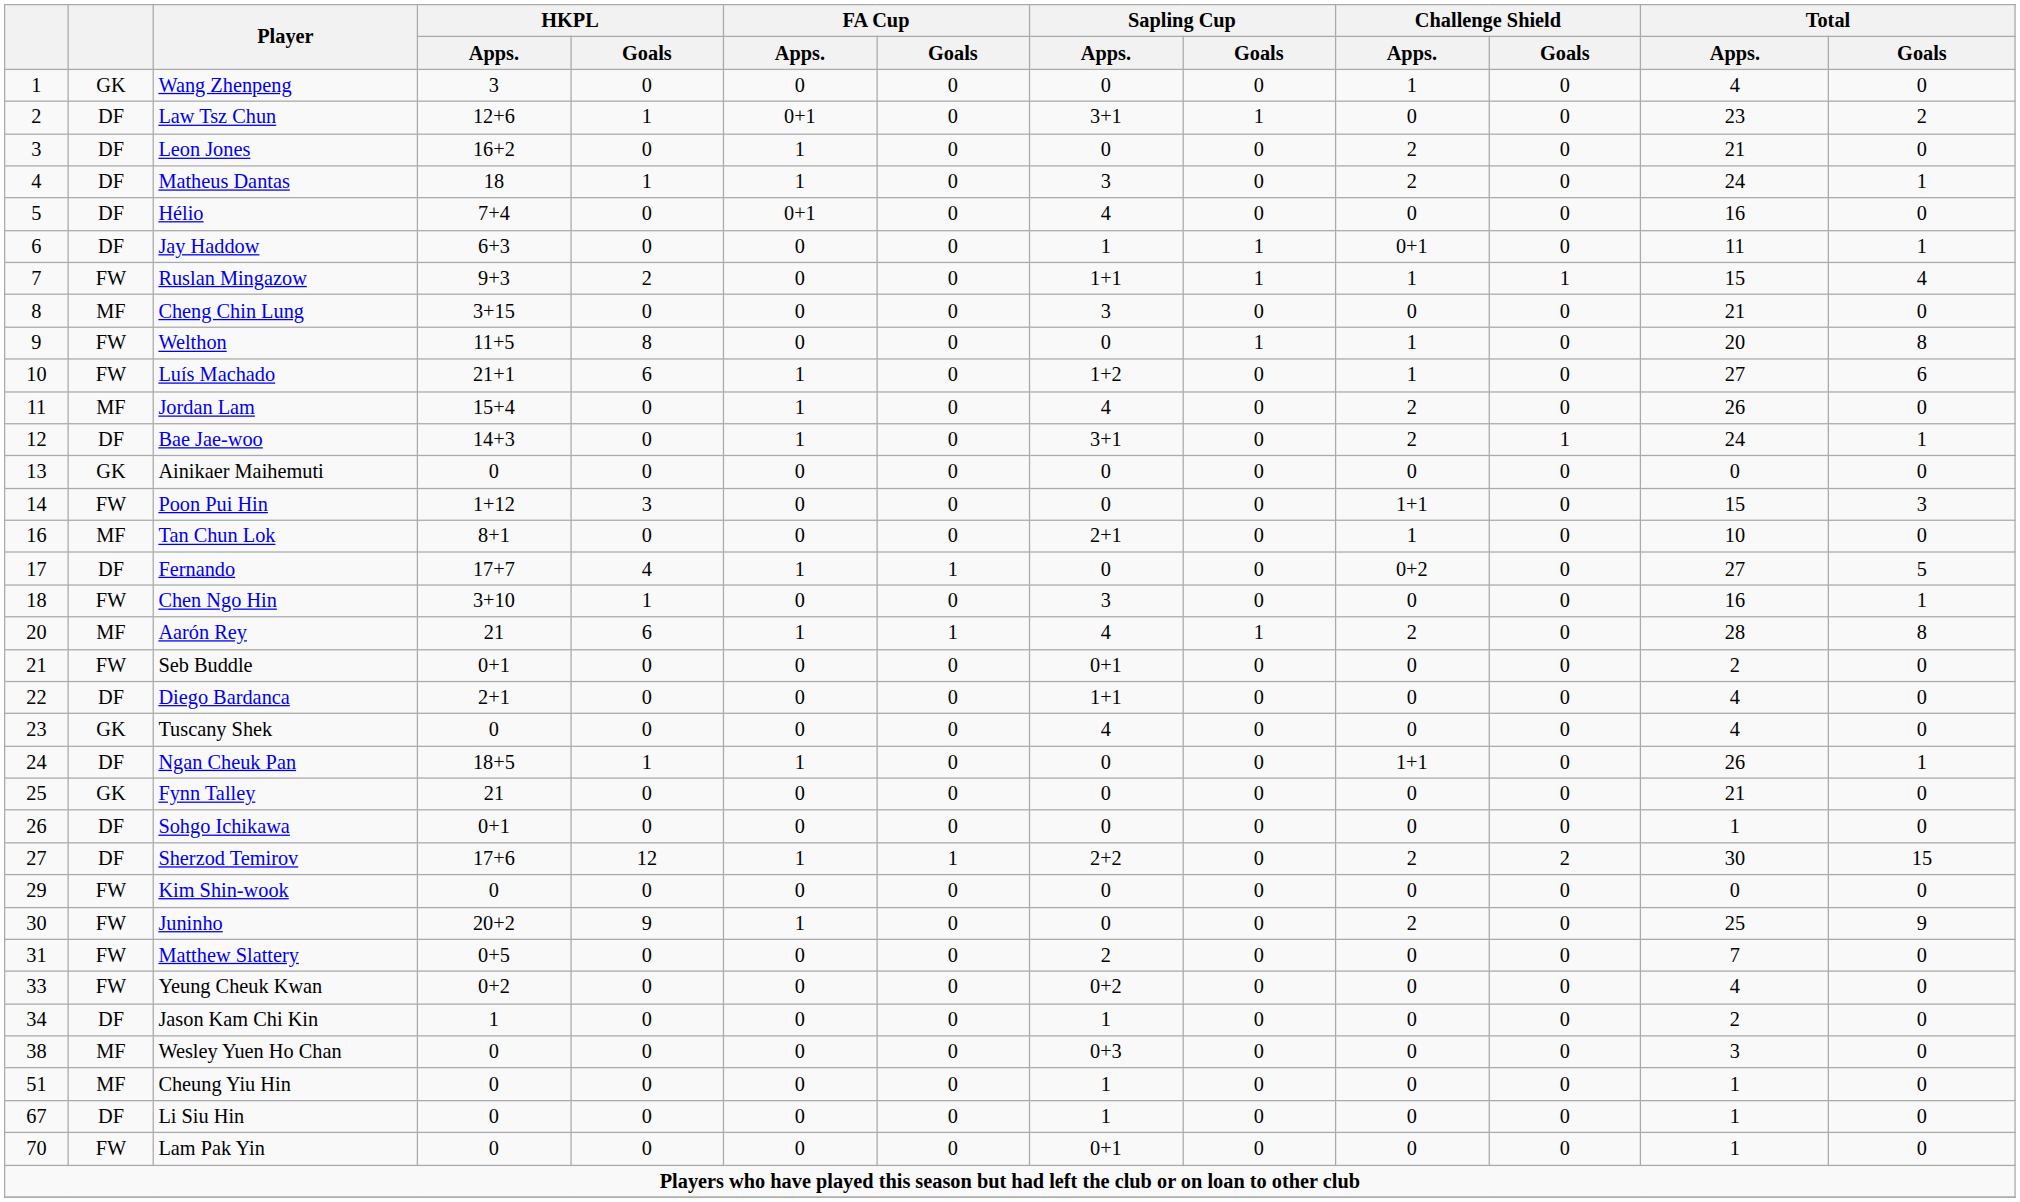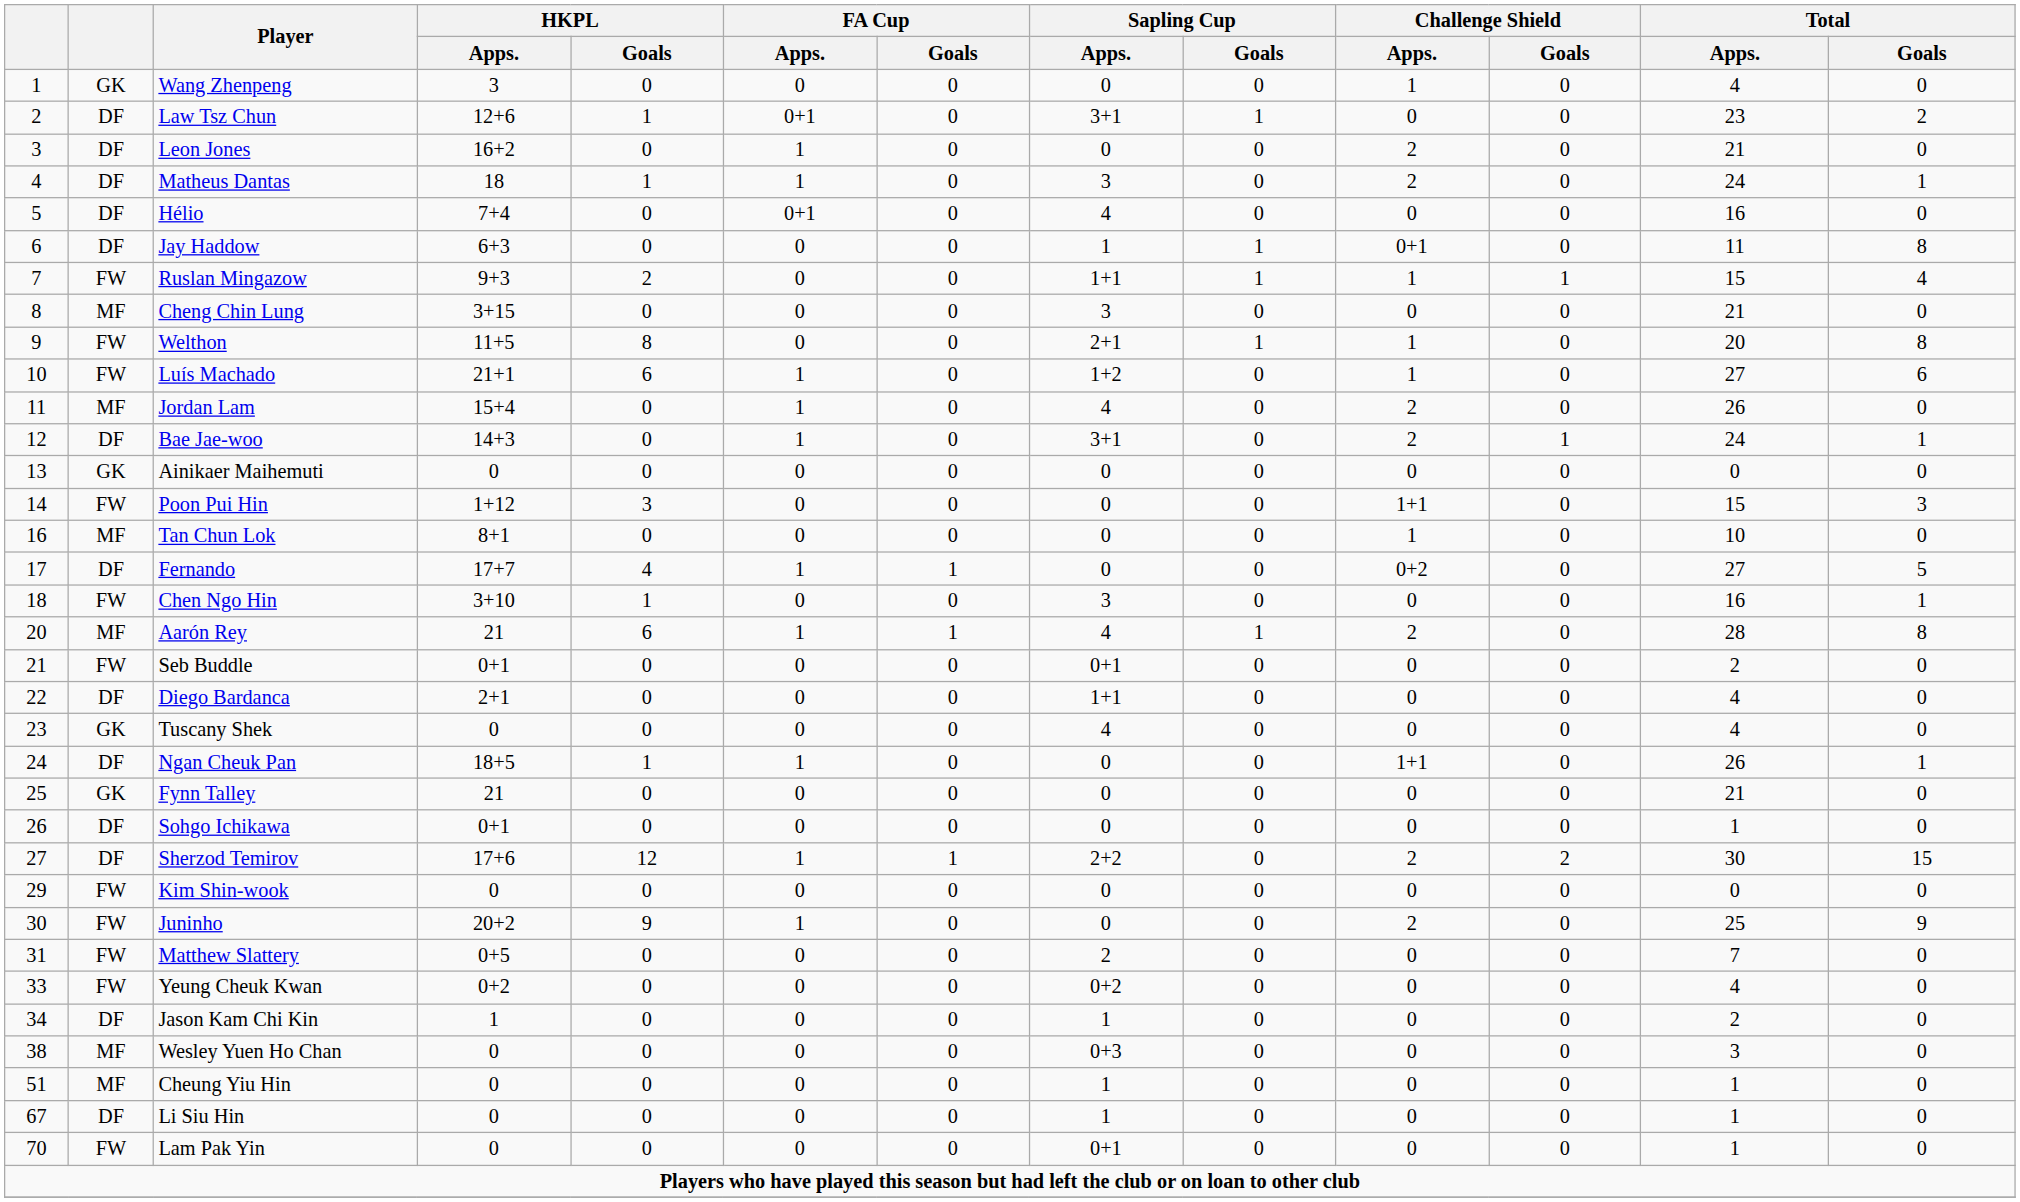(1922, 246) 1 -> (1922, 246) 8
(1106, 342) 0 -> (1106, 342) 2+1
(1106, 536) 2+1 -> (1106, 536) 0
